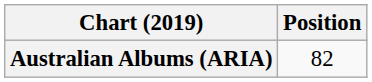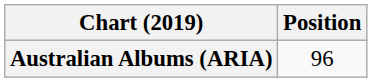(322, 58) 82 -> (322, 58) 96
